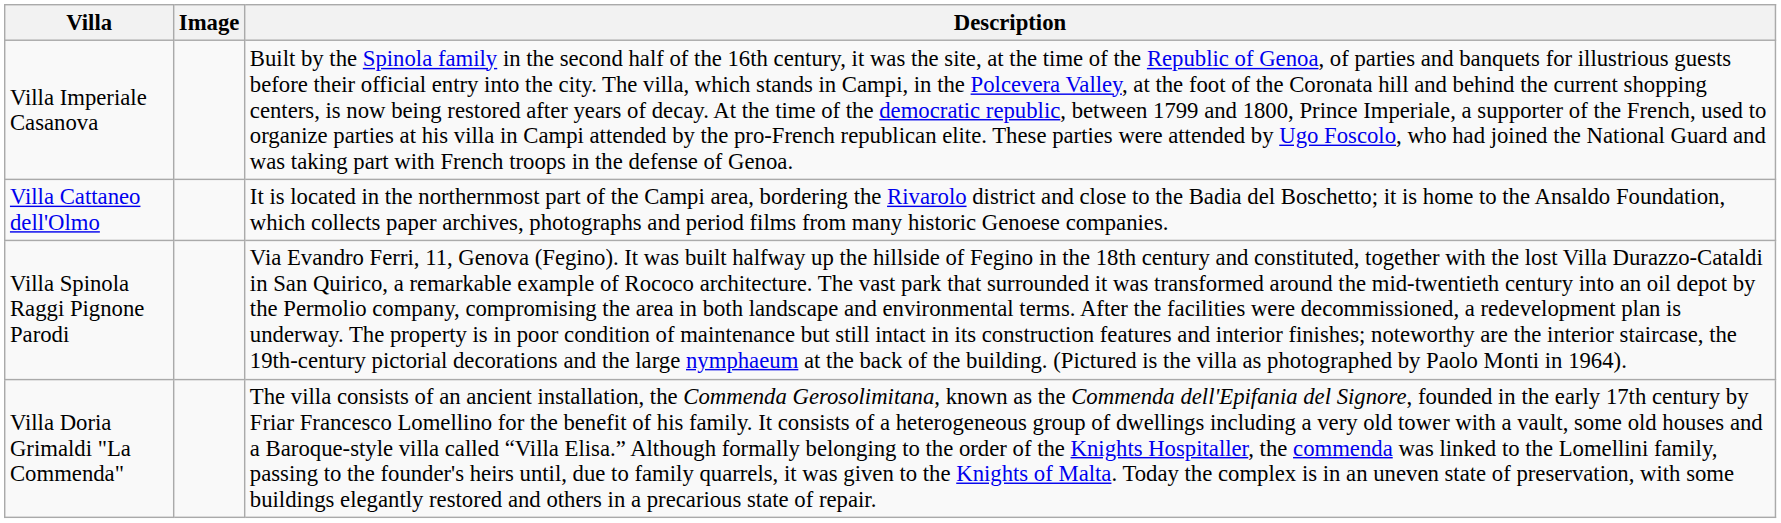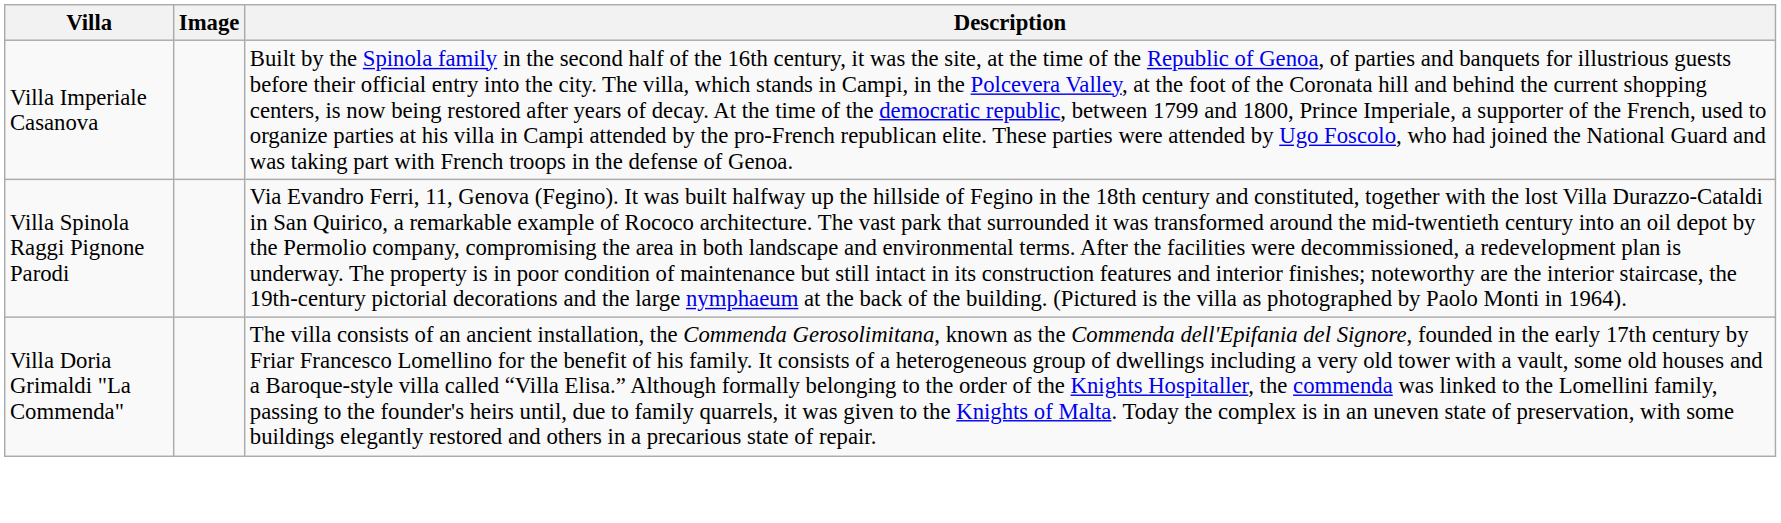- row: (75, 209)
